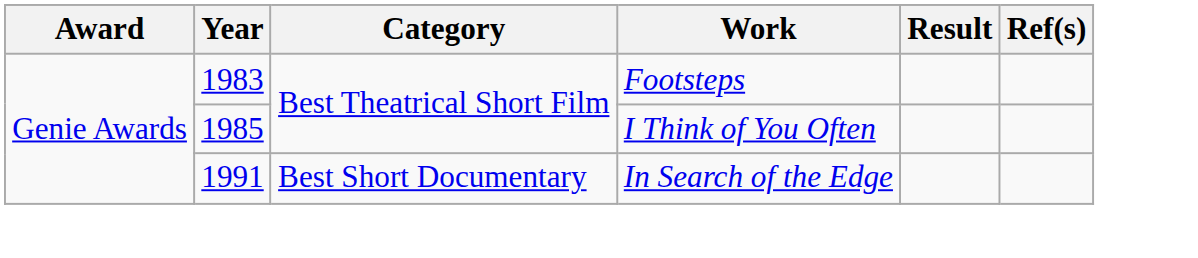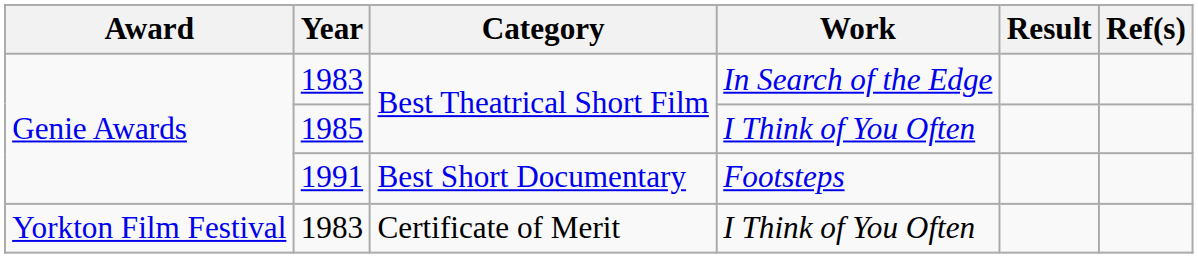(684, 78) Footsteps -> (858, 78) In Search of the Edge
(758, 177) In Search of the Edge -> (784, 177) Footsteps
+ row: (332, 227)
